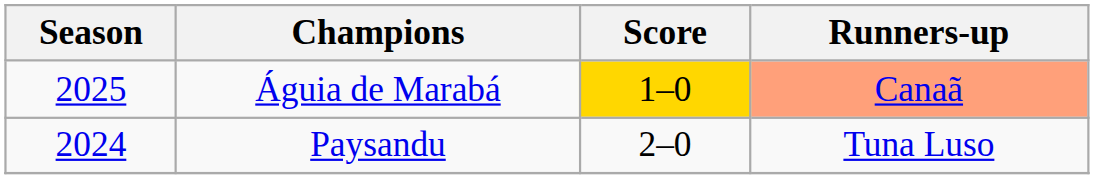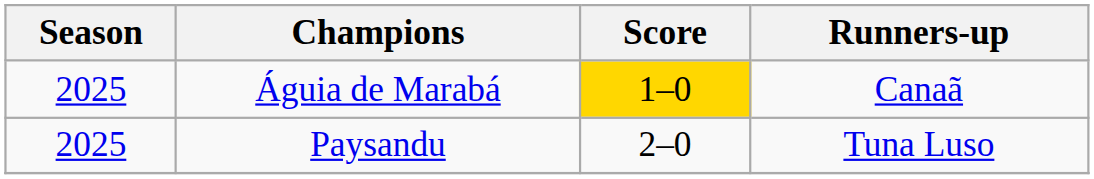(919, 88) lightsalmon background -> (919, 88) no background
(91, 144) 2024 -> (91, 144) 2025
